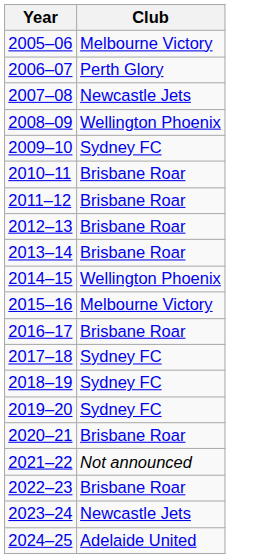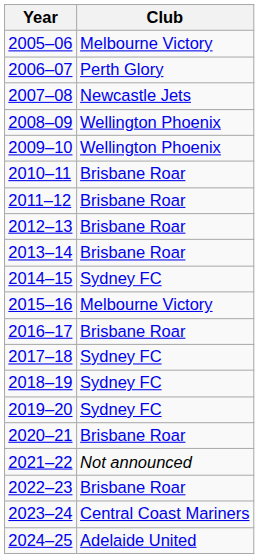(121, 148) Sydney FC -> (150, 148) Wellington Phoenix
(150, 278) Wellington Phoenix -> (121, 278) Sydney FC
(135, 514) Newcastle Jets -> (165, 514) Central Coast Mariners
